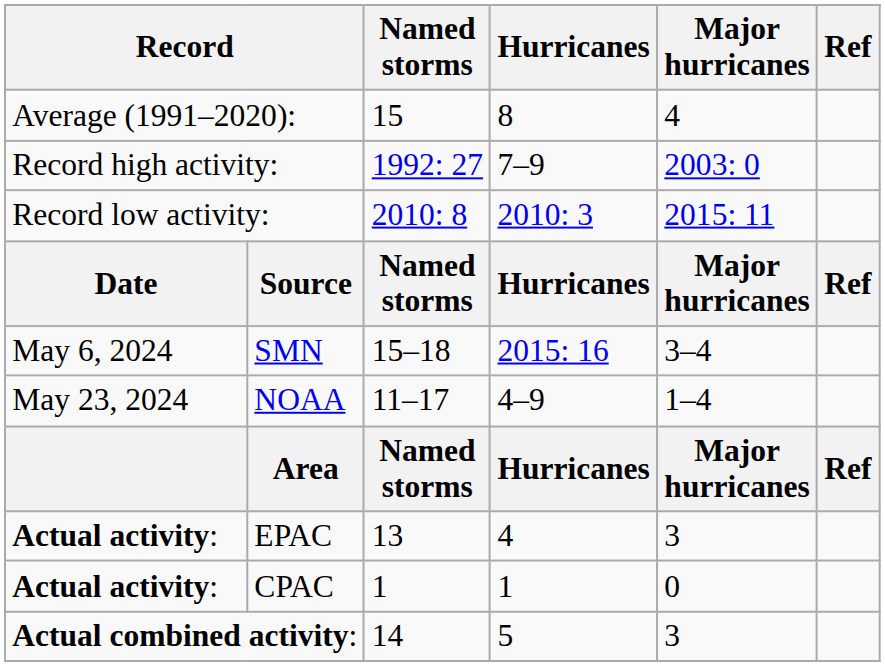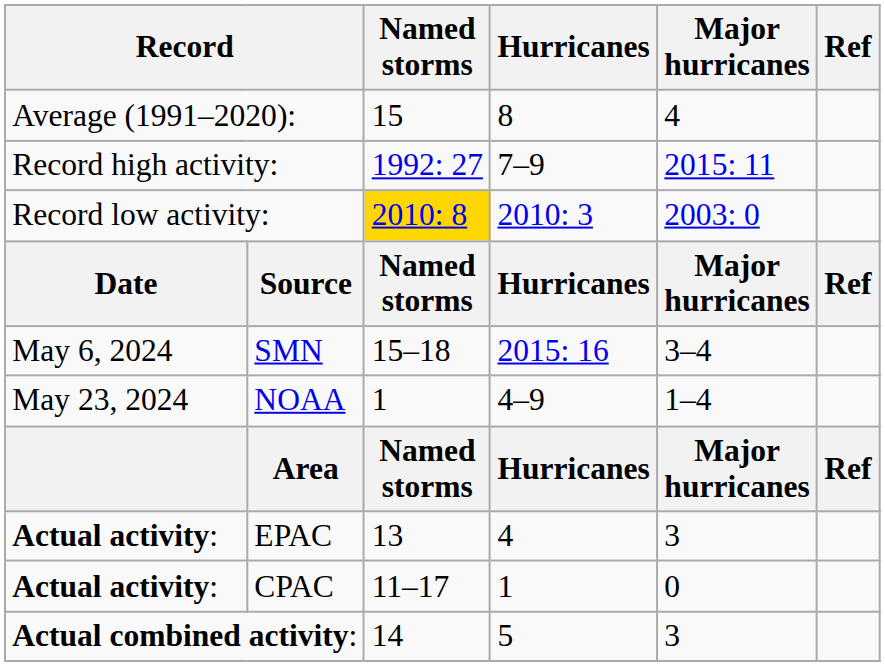(712, 164) 2003: 0 -> (719, 164) 2015: 11
(419, 214) no background -> (419, 214) gold background
(719, 214) 2015: 11 -> (712, 214) 2003: 0
(411, 400) 11–17 -> (380, 400) 1
(380, 585) 1 -> (411, 585) 11–17
